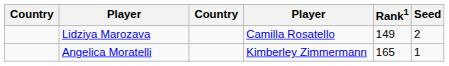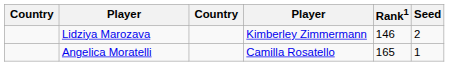(291, 34) Camilla Rosatello -> (307, 34) Kimberley Zimmermann
(385, 34) 149 -> (385, 34) 146
(307, 52) Kimberley Zimmermann -> (291, 52) Camilla Rosatello
